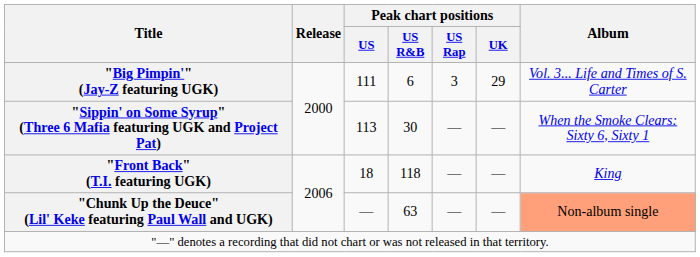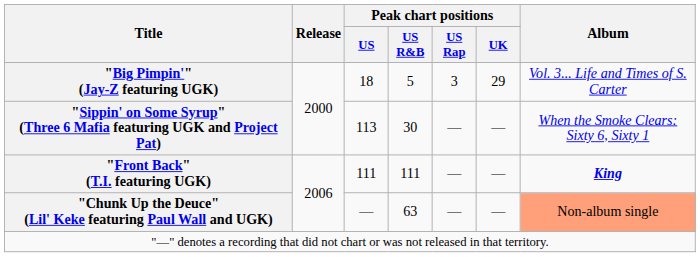(366, 81) 111 -> (366, 81) 18
(410, 81) 6 -> (410, 81) 5
(366, 173) 18 -> (366, 173) 111
(410, 173) 118 -> (410, 173) 111
(608, 173) normal -> (608, 173) bold
